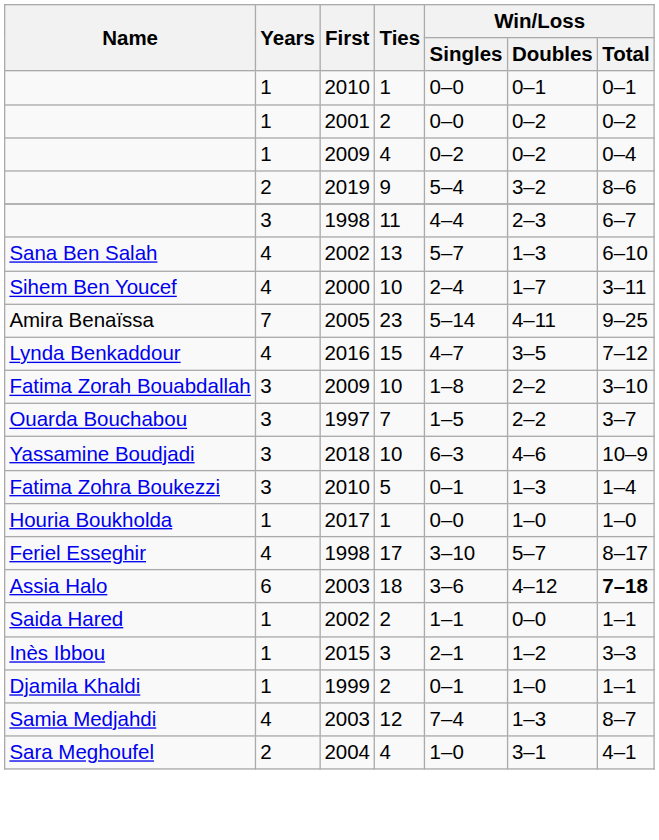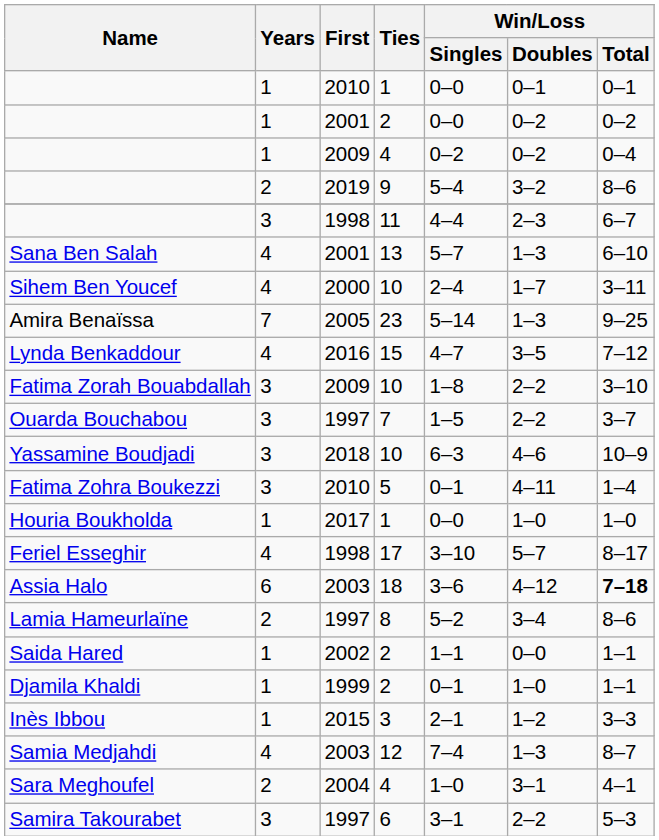(347, 253) 2002 -> (347, 253) 2001
(534, 319) 4–11 -> (529, 319) 1–3
(529, 486) 1–3 -> (534, 486) 4–11
+ row: (99, 619)
rows swapped: (57, 652) <-> (75, 685)
+ row: (95, 818)
